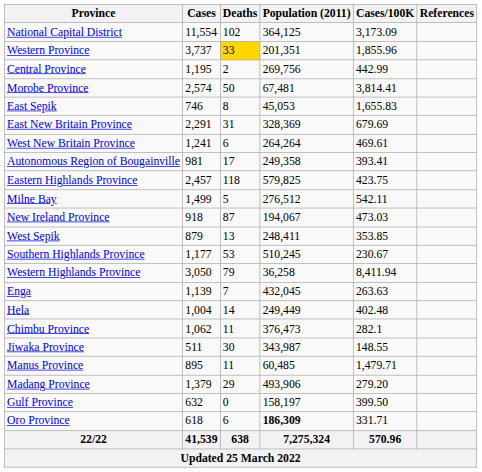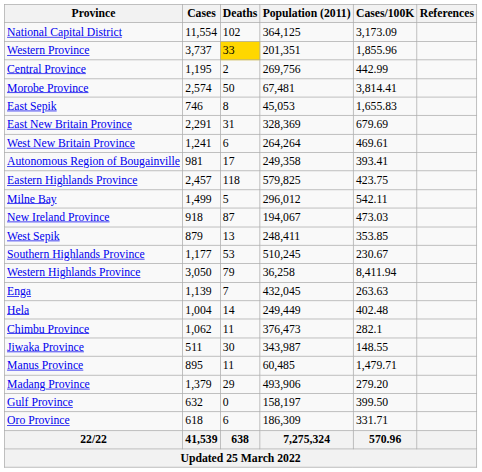(282, 198) 276,512 -> (282, 198) 296,012
(282, 421) bold -> (282, 421) normal
